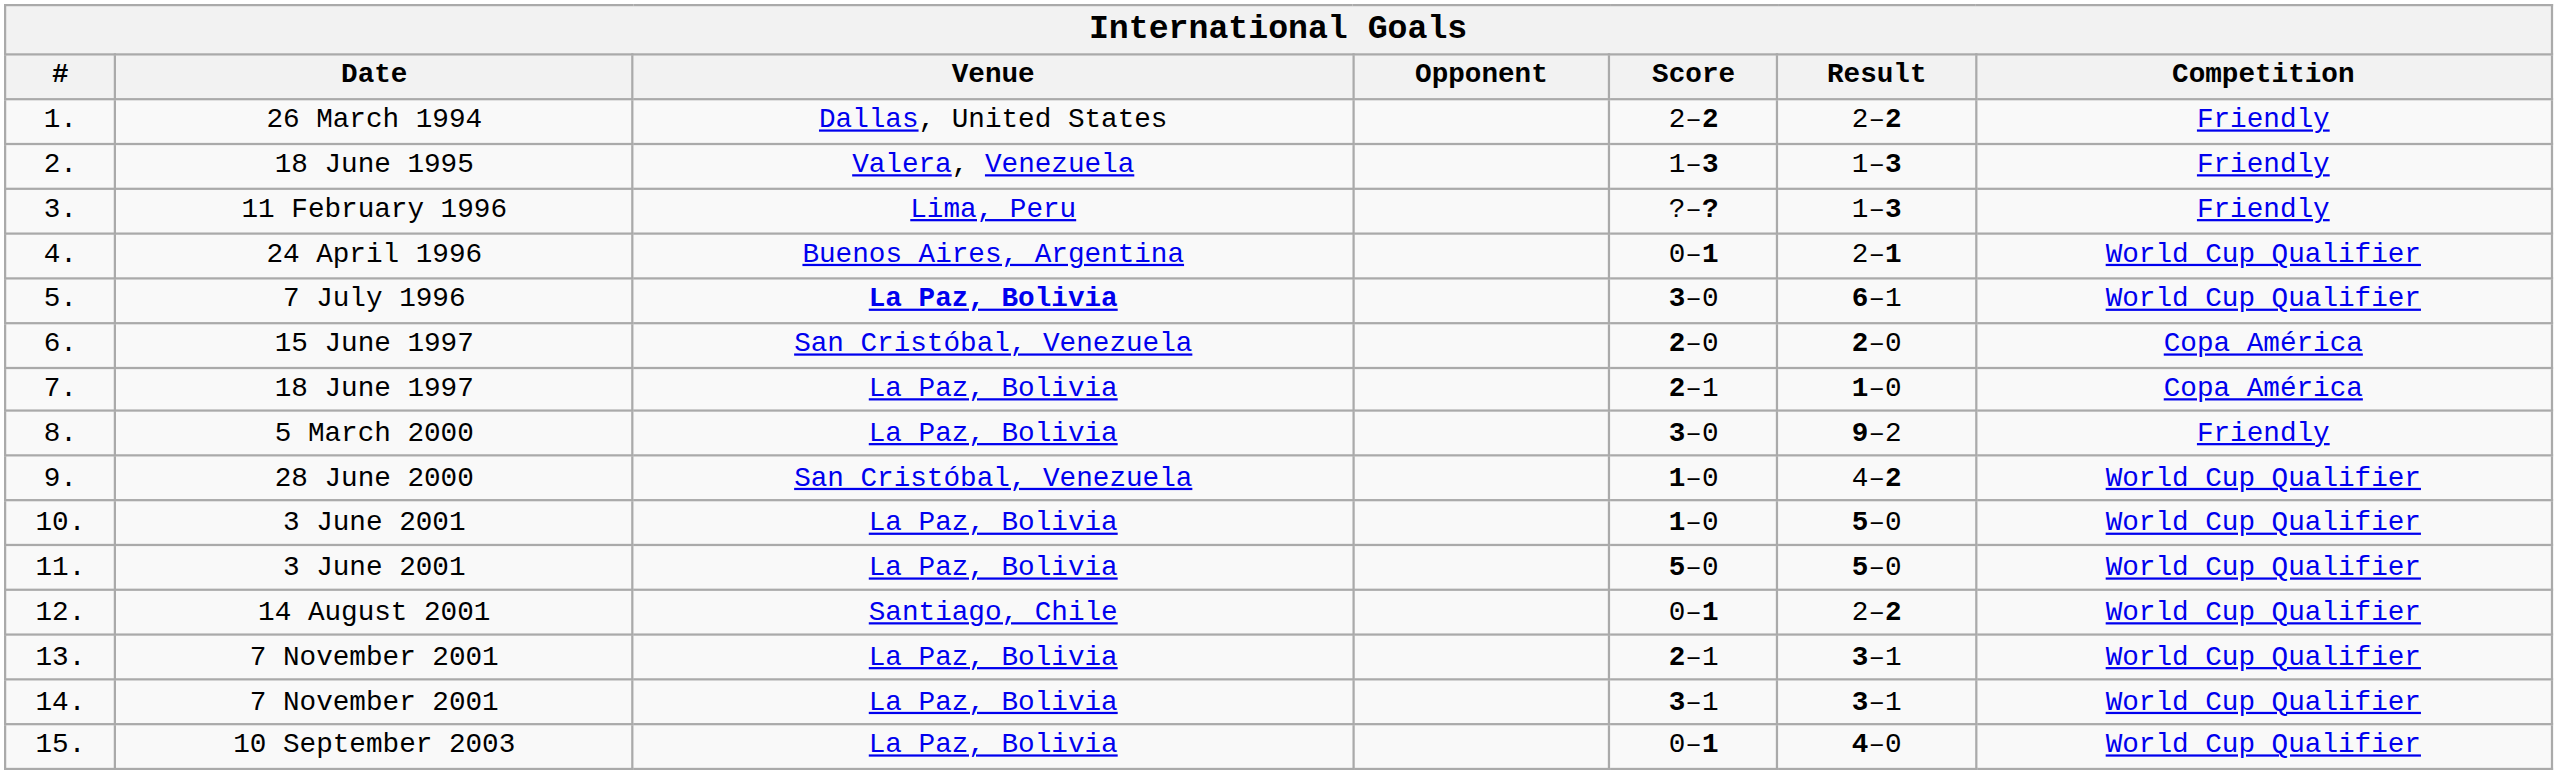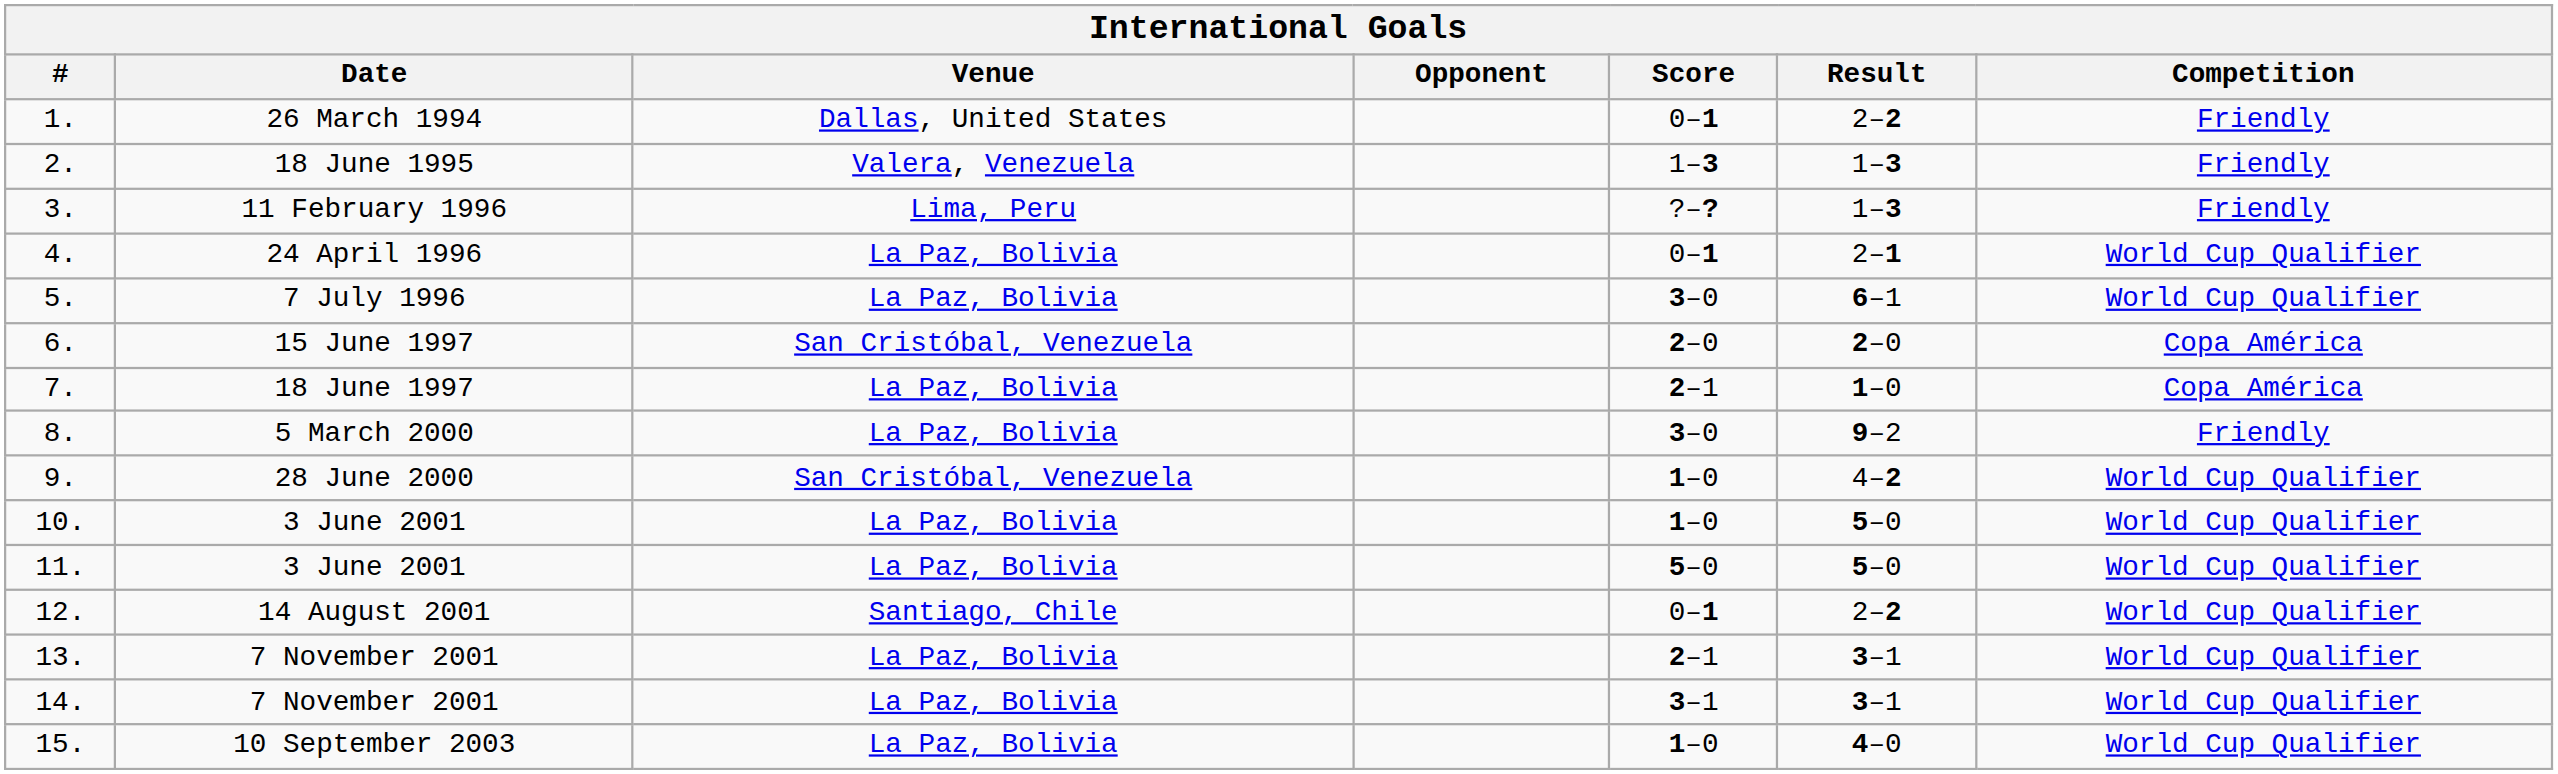(1694, 122) 2–2 -> (1694, 122) 0–1
(993, 256) Buenos Aires, Argentina -> (993, 256) La Paz, Bolivia
(993, 300) bold -> (993, 300) normal
(1694, 747) 0–1 -> (1694, 747) 1–0
